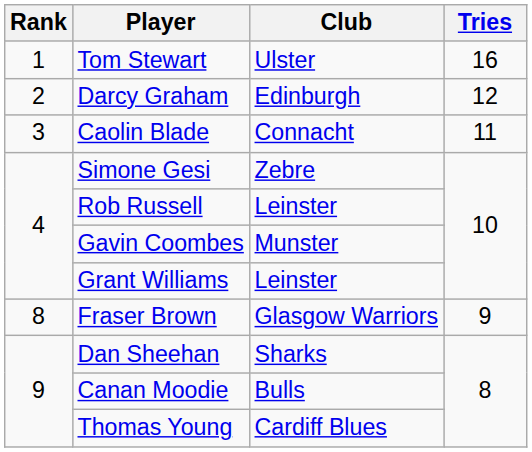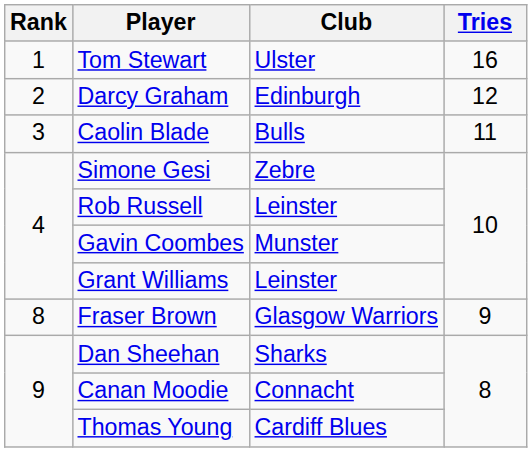(304, 133) Connacht -> (280, 133) Bulls
(280, 390) Bulls -> (304, 390) Connacht
